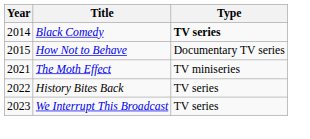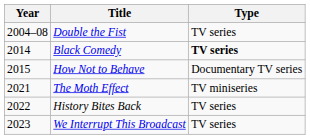+ row: (90, 32)
